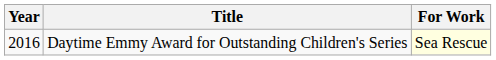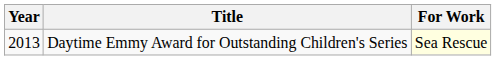(24, 42) 2016 -> (24, 42) 2013
